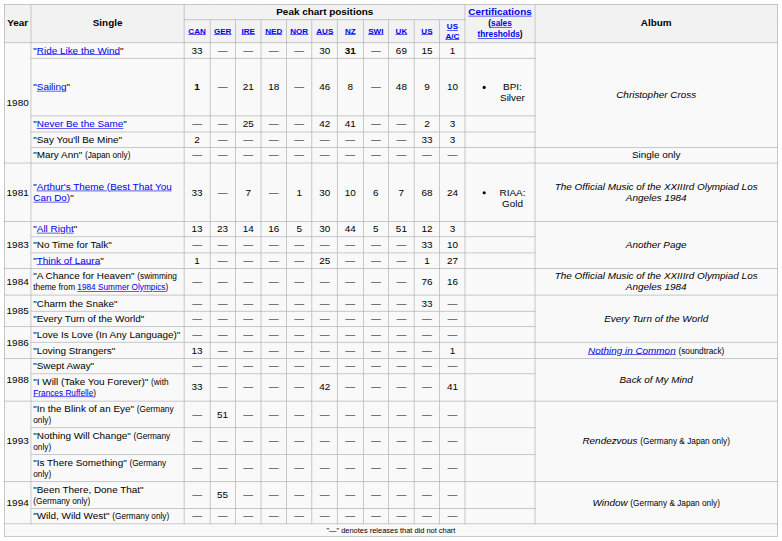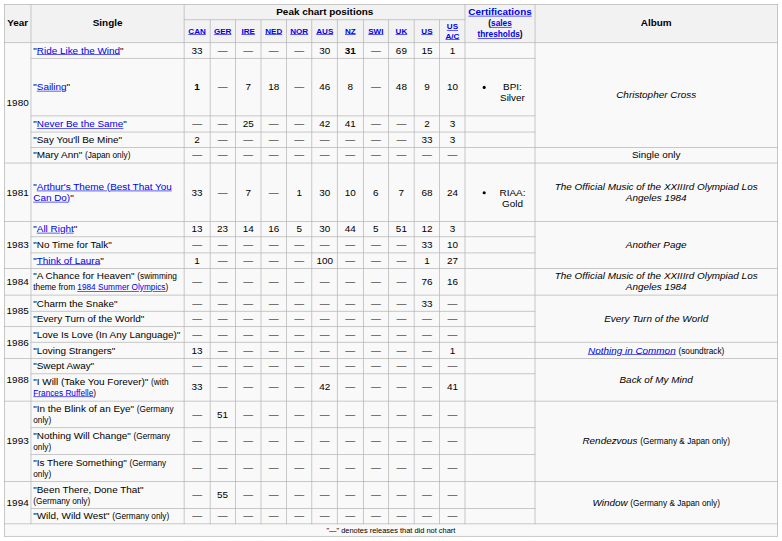(248, 87) 21 -> (248, 87) 7
(325, 260) 25 -> (325, 260) 100
